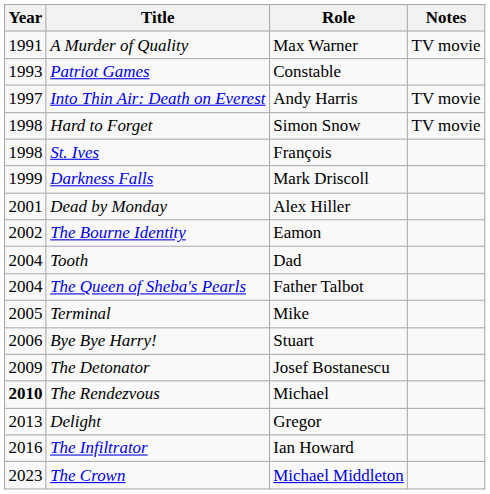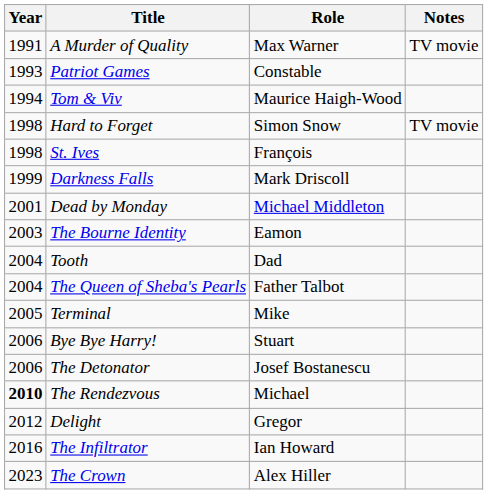+ row: (86, 98)
- row: (158, 98)
(312, 206) Alex Hiller -> (319, 206) Michael Middleton
(25, 233) 2002 -> (25, 233) 2003
(25, 367) 2009 -> (25, 367) 2006
(25, 421) 2013 -> (25, 421) 2012
(339, 475) Michael Middleton -> (292, 475) Alex Hiller
